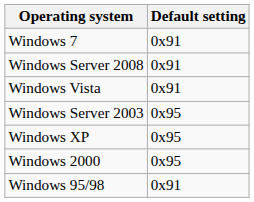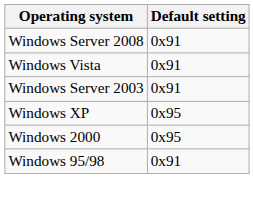- row: (43, 40)
(166, 112) 0x95 -> (166, 88) 0x91
